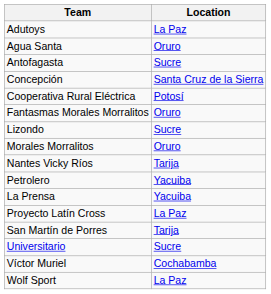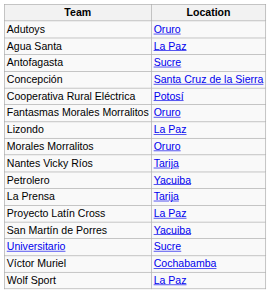(170, 29) La Paz -> (167, 29) Oruro
(167, 46) Oruro -> (170, 46) La Paz
(167, 130) Sucre -> (170, 130) La Paz
(172, 197) Yacuiba -> (166, 197) Tarija
(166, 230) Tarija -> (172, 230) Yacuiba
